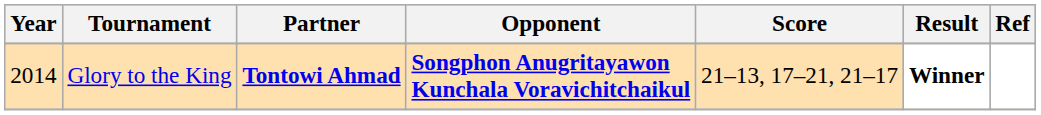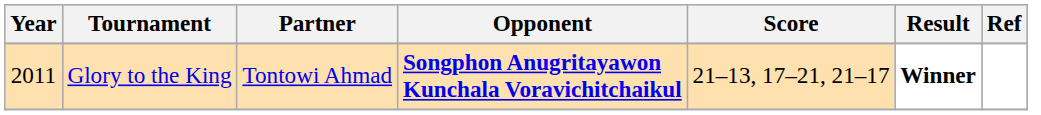(33, 75) 2014 -> (33, 75) 2011
(322, 75) bold -> (317, 75) normal
